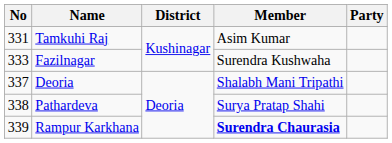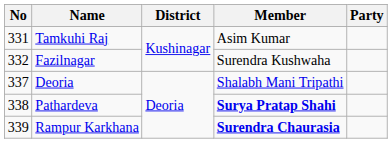(18, 60) 333 -> (18, 60) 332
(271, 104) normal -> (276, 104) bold
